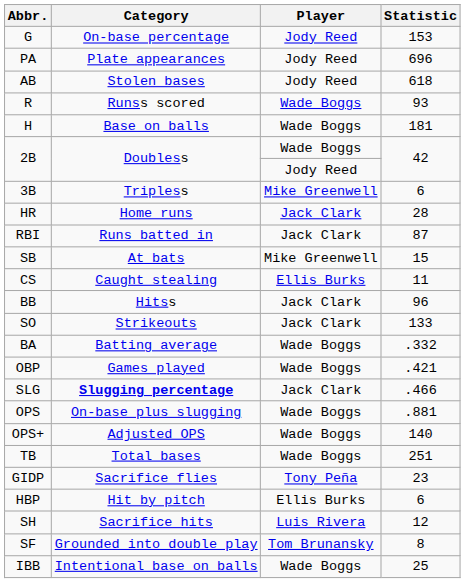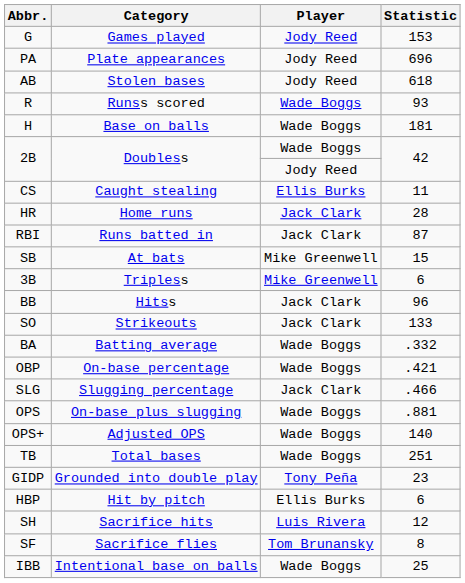(156, 38) On-base percentage -> (156, 38) Games played
rows swapped: (28, 192) <-> (28, 280)
(156, 368) Games played -> (156, 368) On-base percentage
(156, 390) bold -> (156, 390) normal
(156, 478) Sacrifice flies -> (156, 478) Grounded into double play
(156, 544) Grounded into double play -> (156, 544) Sacrifice flies
